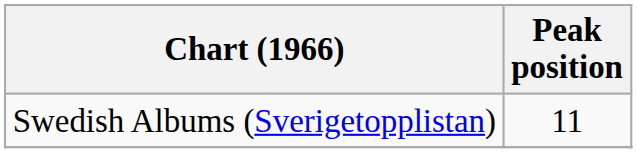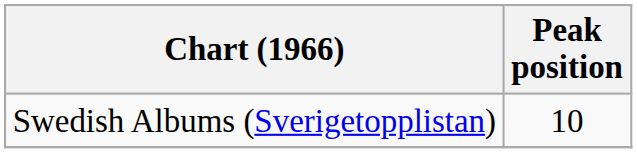(567, 119) 11 -> (567, 119) 10
